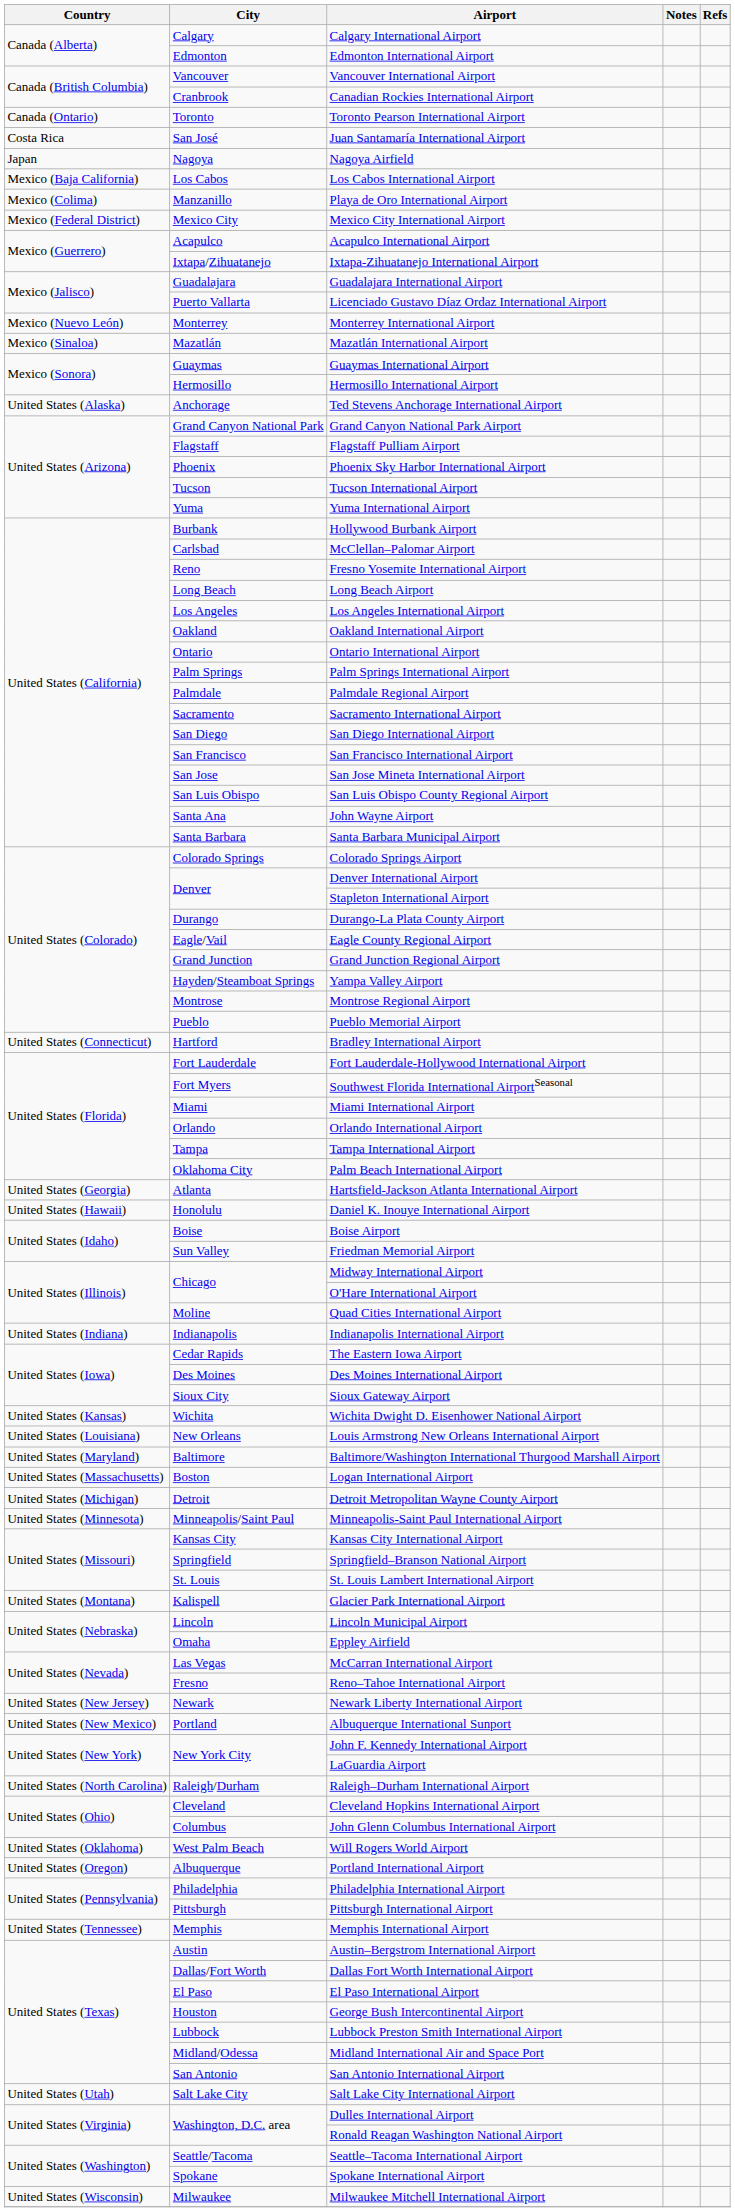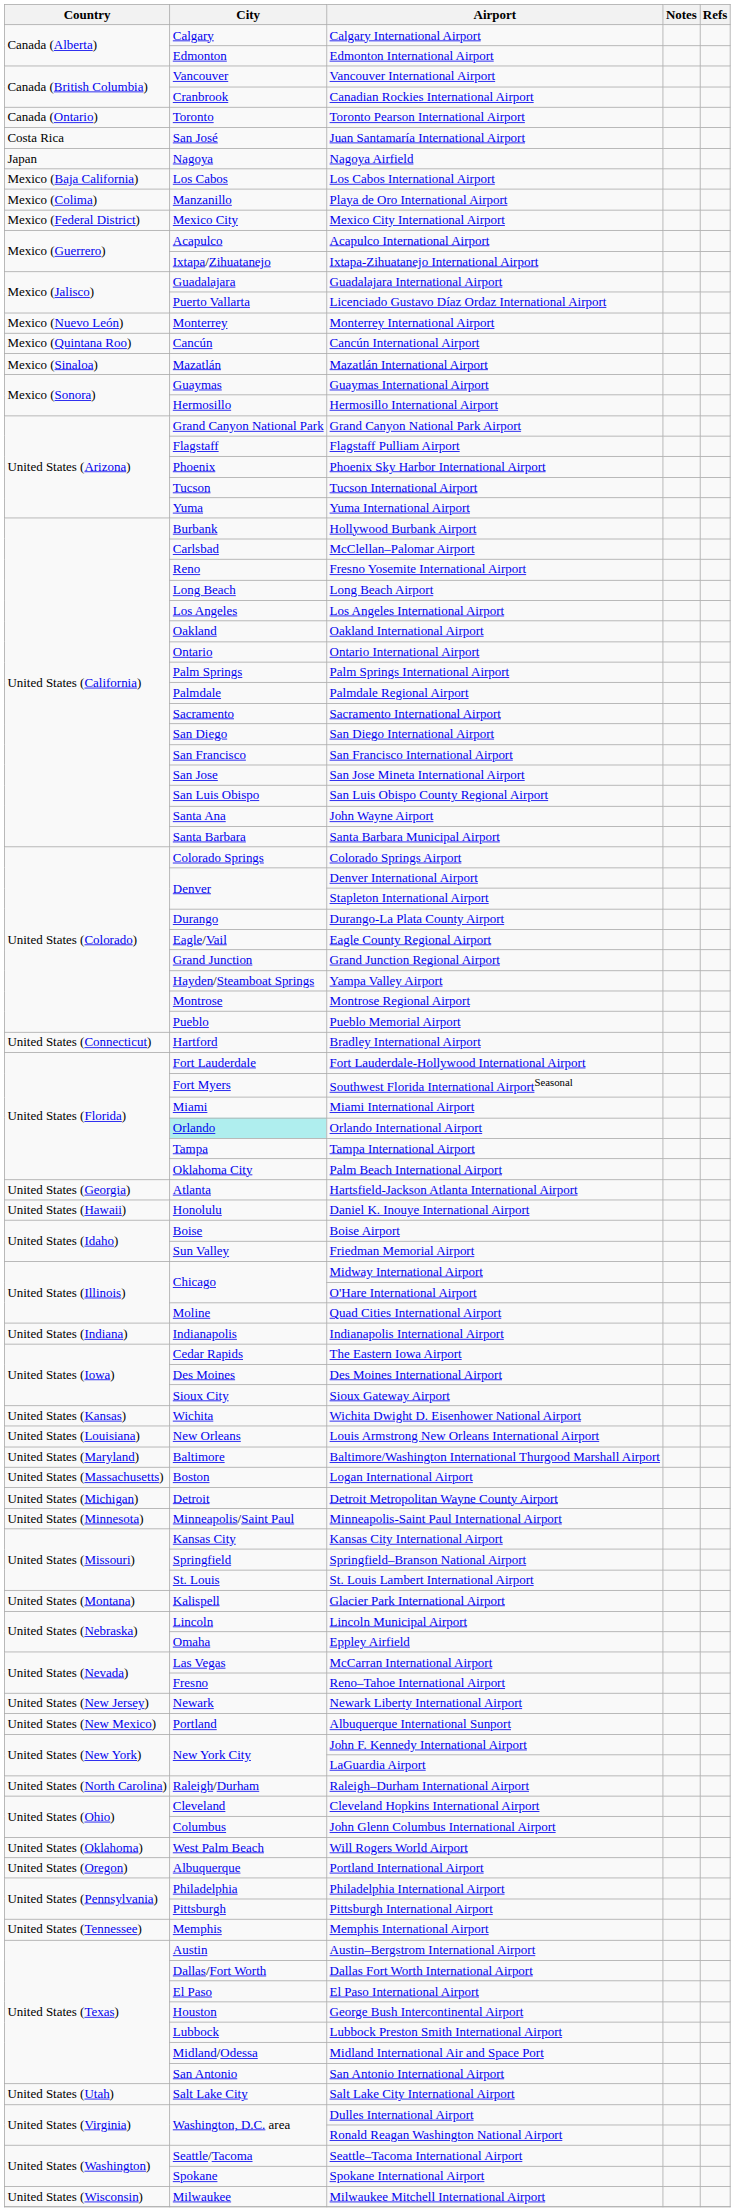+ row: (404, 343)
- row: (446, 405)
(194, 1128) no background -> (194, 1128) paleturquoise background
